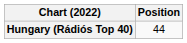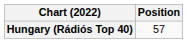(159, 30) 44 -> (159, 30) 57
